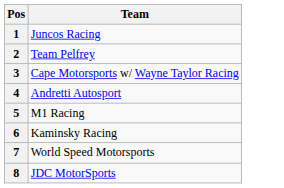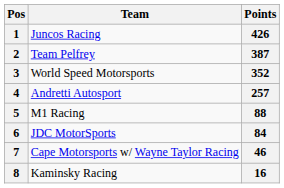+ column: (260, 14)
(135, 73) Cape Motorsports w/ Wayne Taylor Racing -> (93, 73) World Speed Motorsports
(74, 133) Kaminsky Racing -> (73, 133) JDC MotorSports
(93, 153) World Speed Motorsports -> (135, 153) Cape Motorsports w/ Wayne Taylor Racing
(73, 172) JDC MotorSports -> (74, 172) Kaminsky Racing
